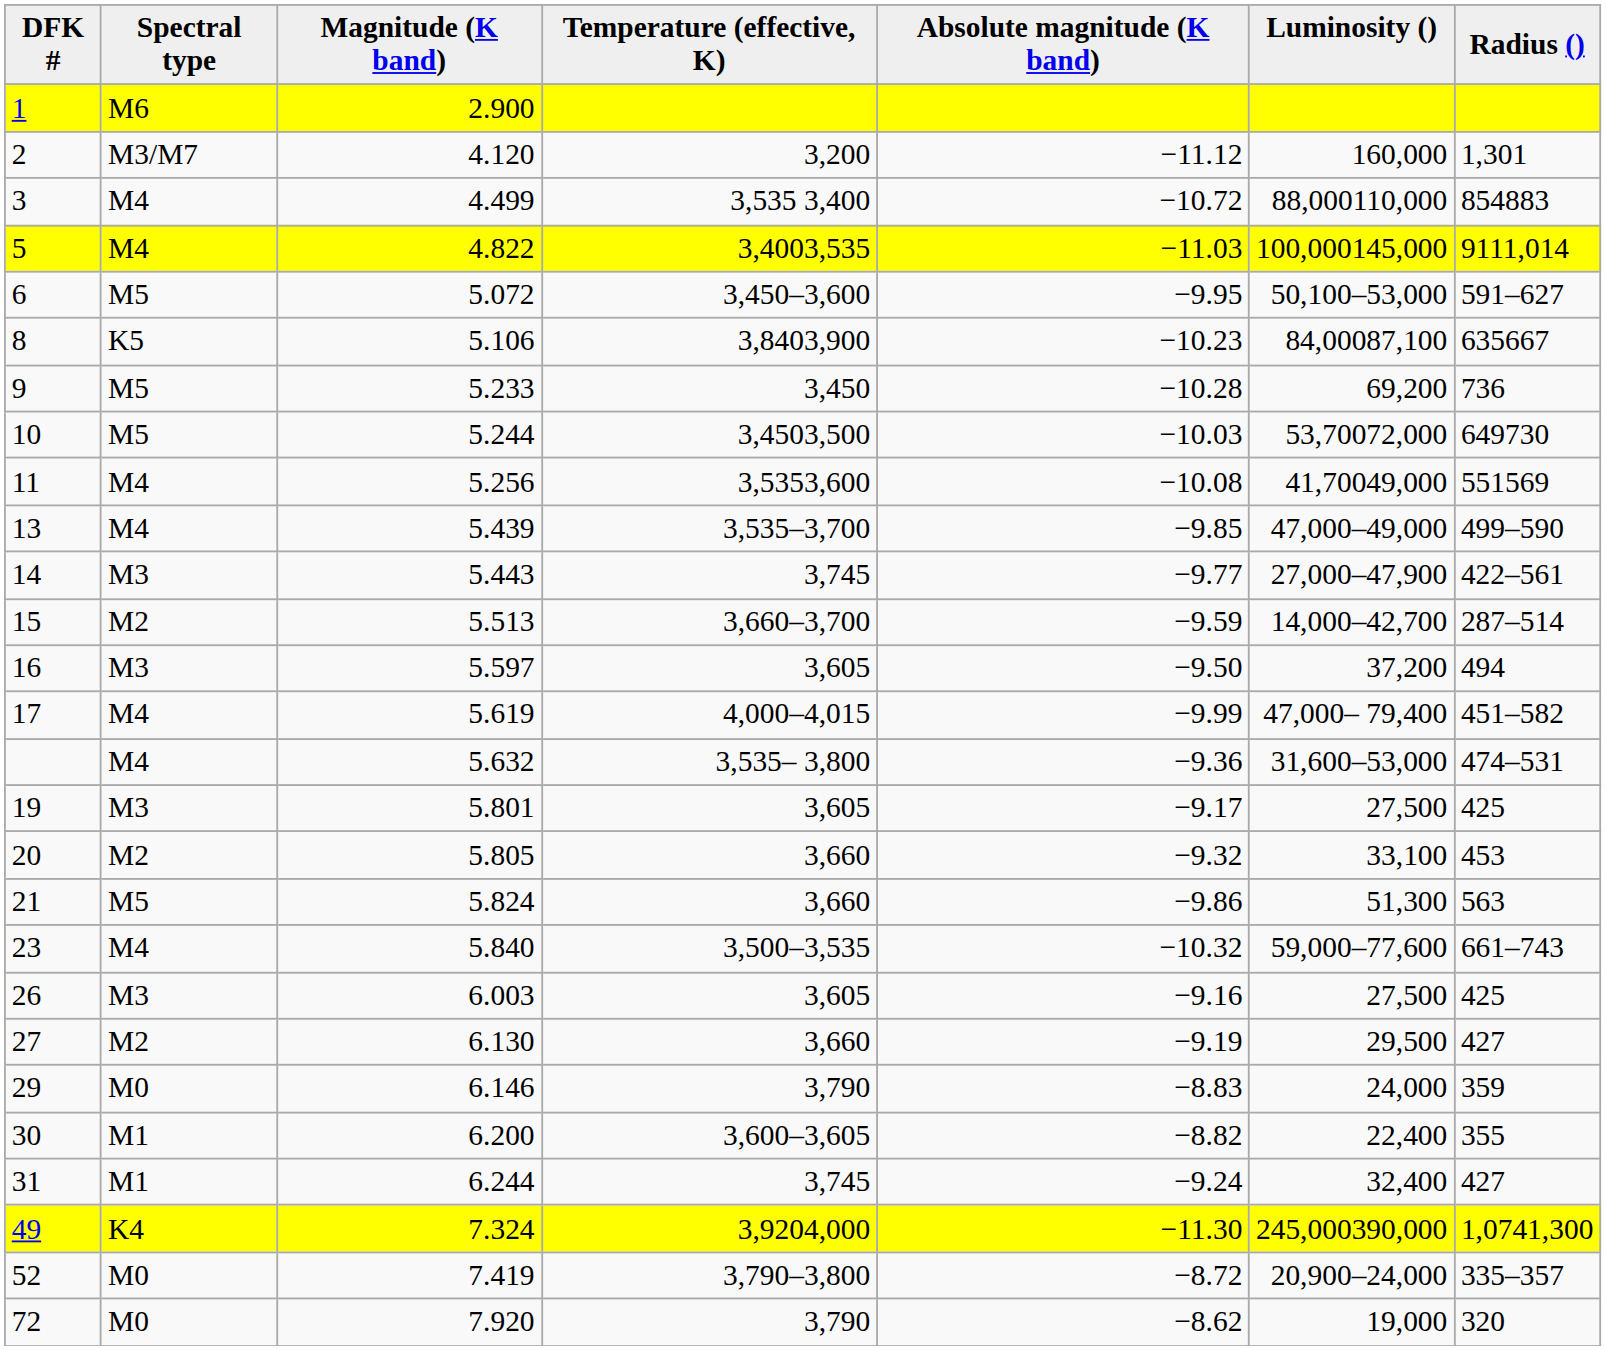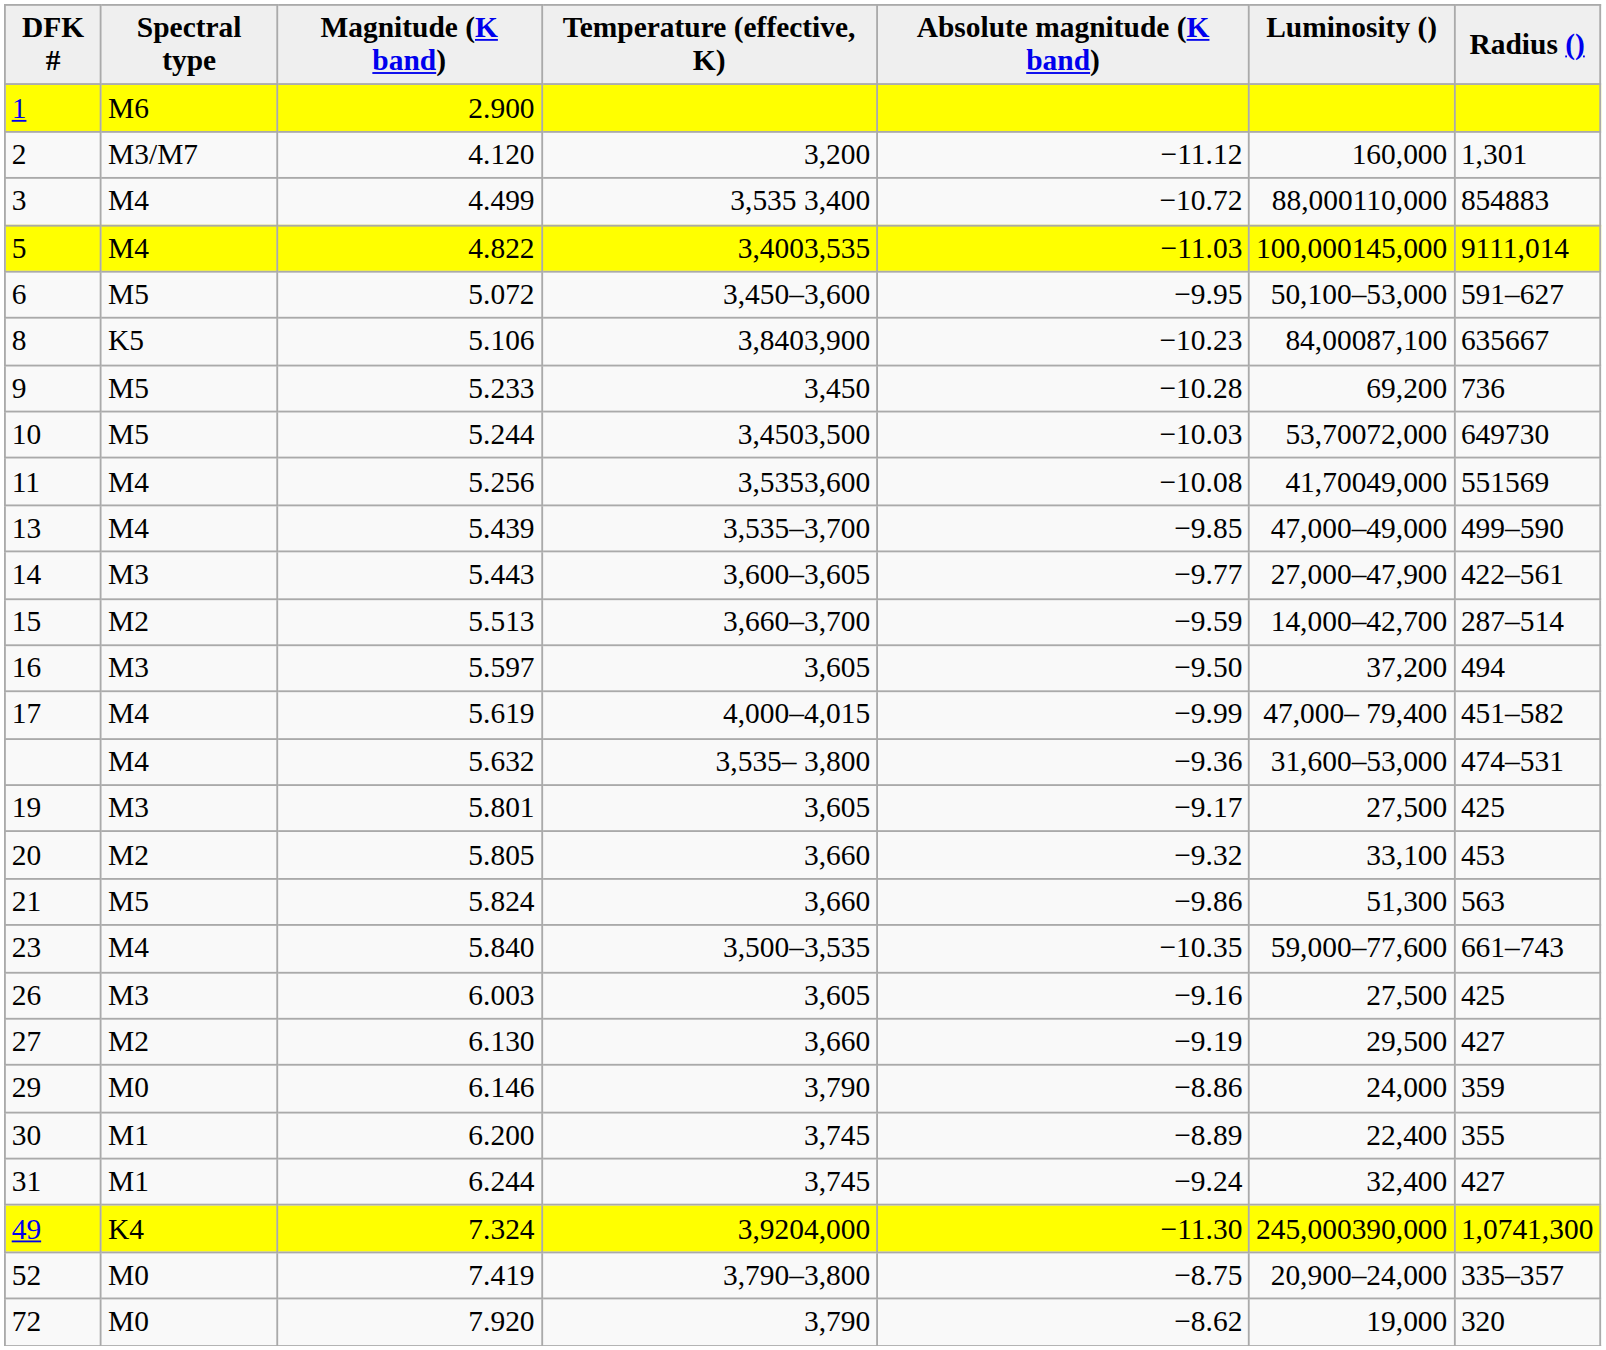(837, 574) 3,745 -> (797, 574) 3,600–3,605
(1201, 948) −10.32 -> (1201, 948) −10.35
(1208, 1088) −8.83 -> (1208, 1088) −8.86
(797, 1134) 3,600–3,605 -> (837, 1134) 3,745
(1208, 1134) −8.82 -> (1208, 1134) −8.89
(1208, 1274) −8.72 -> (1208, 1274) −8.75
